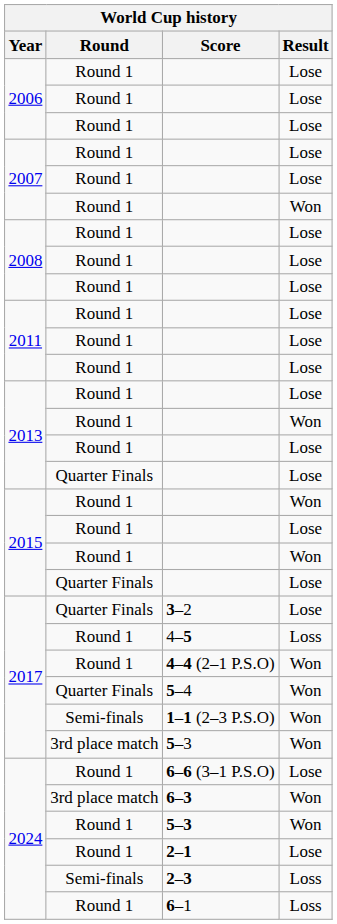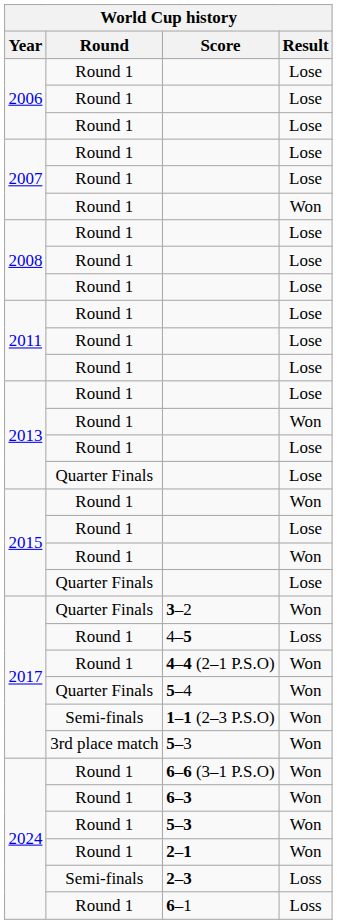(306, 609) Lose -> (306, 609) Won
(306, 771) Lose -> (306, 771) Won
(104, 797) 3rd place match -> (104, 797) Round 1
(306, 851) Lose -> (306, 851) Won
